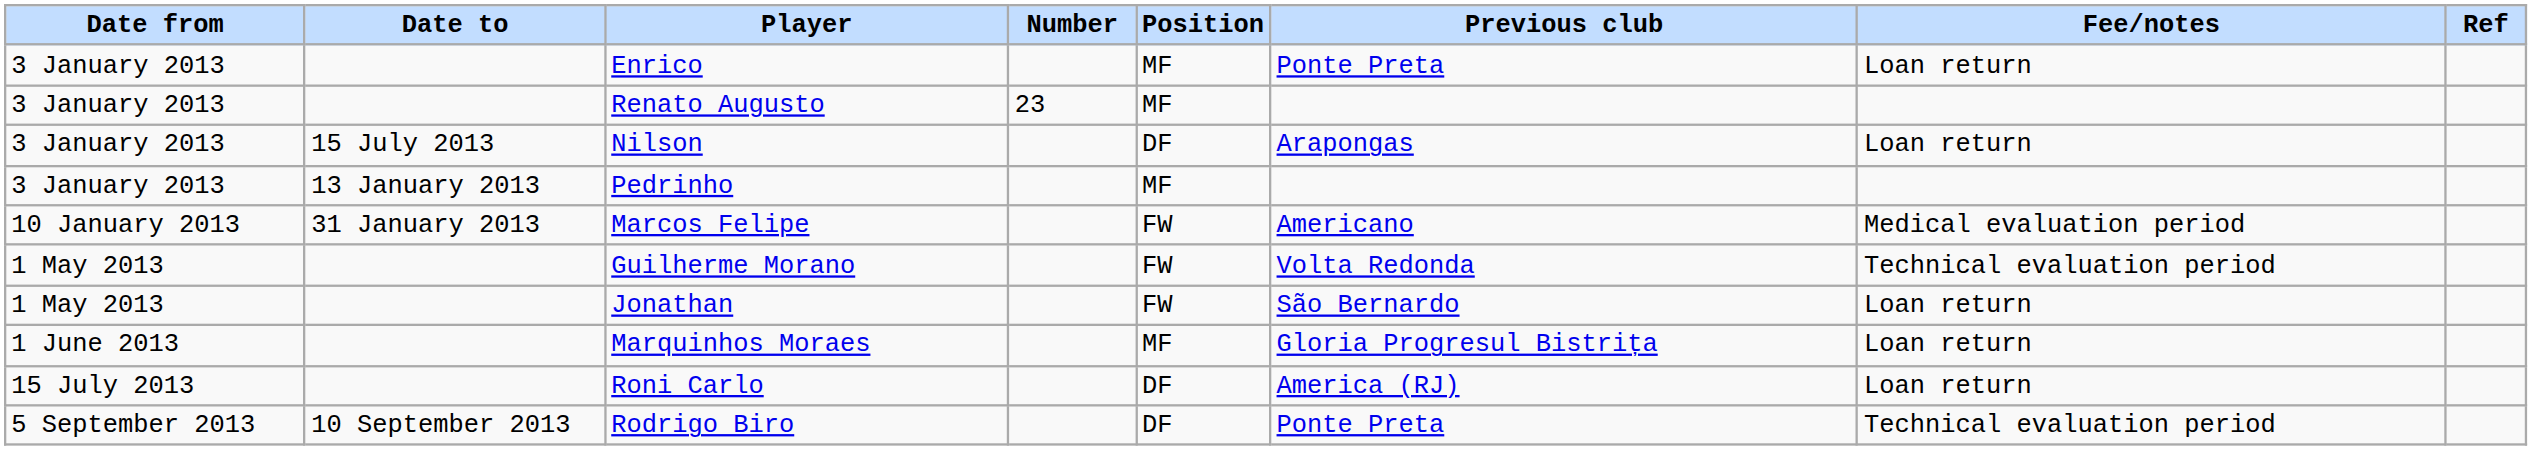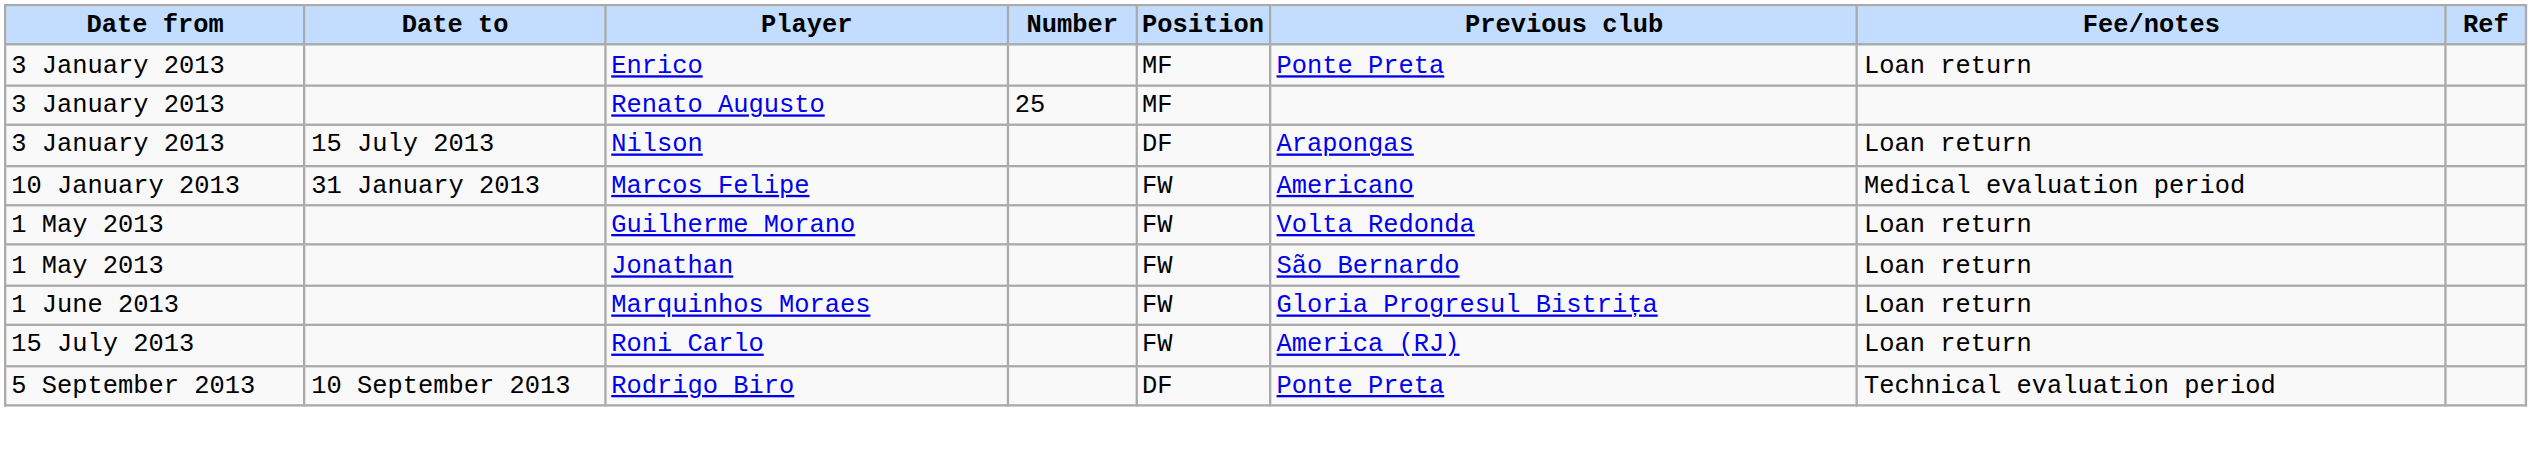(1030, 105) 23 -> (1030, 105) 25
- row: (672, 185)
(2070, 265) Technical evaluation period -> (1948, 225) Loan return
(1157, 345) MF -> (1157, 305) FW
(1157, 386) DF -> (1157, 345) FW
